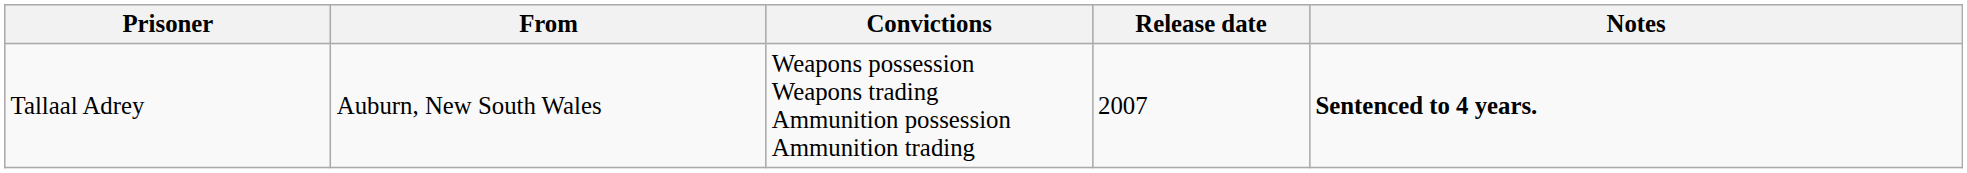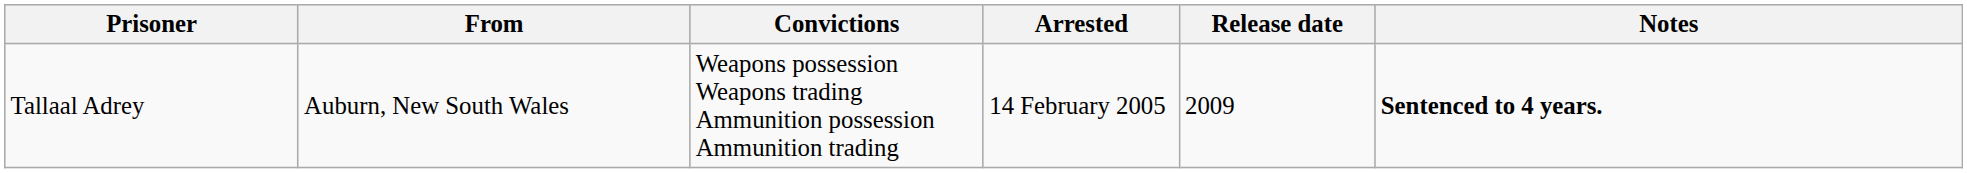+ column: (1081, 24)
(1123, 105) 2007 -> (1210, 105) 2009
